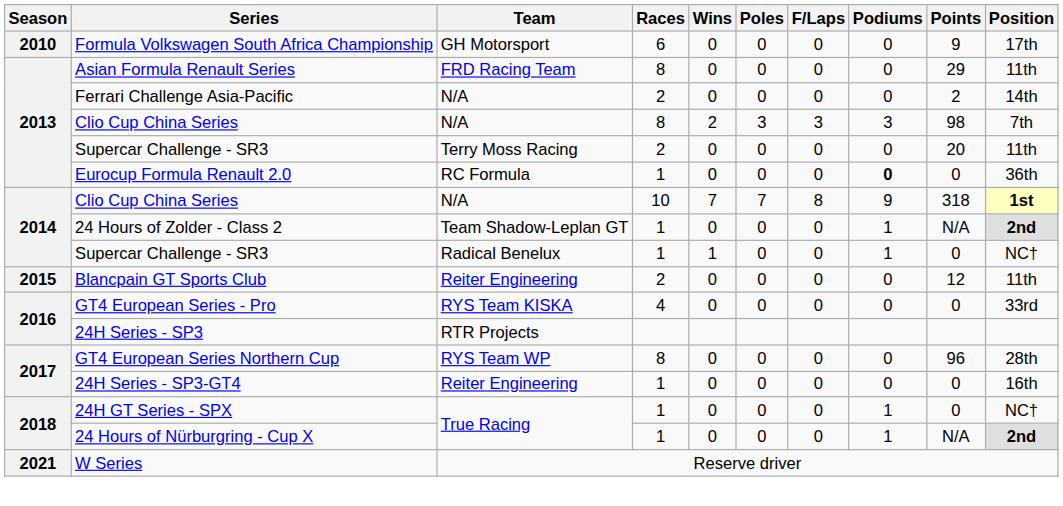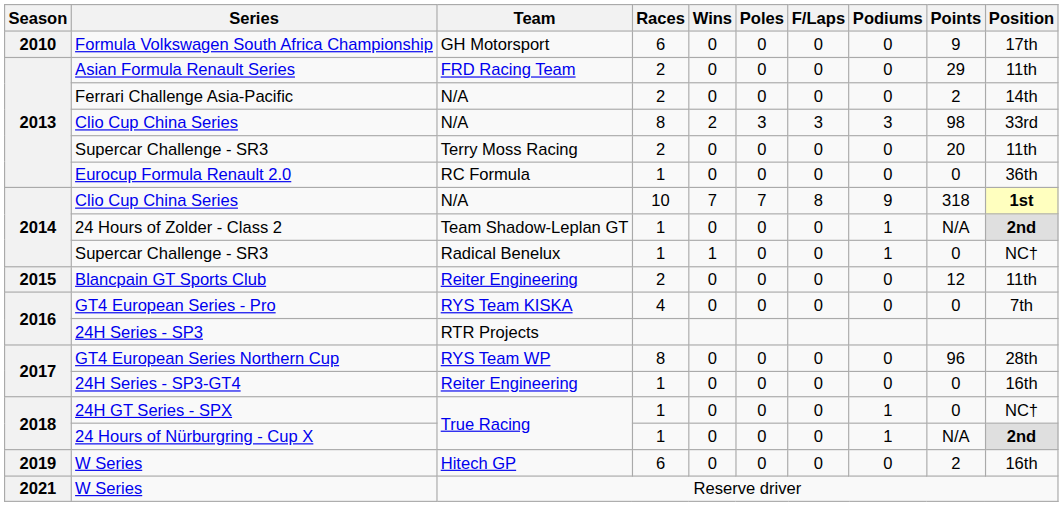(661, 70) 8 -> (661, 70) 2
(1022, 123) 7th -> (1021, 123) 33rd
(888, 175) bold -> (888, 175) normal
(1021, 306) 33rd -> (1022, 306) 7th
+ row: (38, 463)
